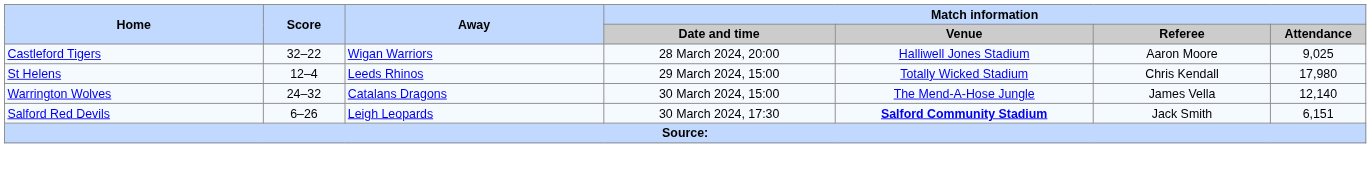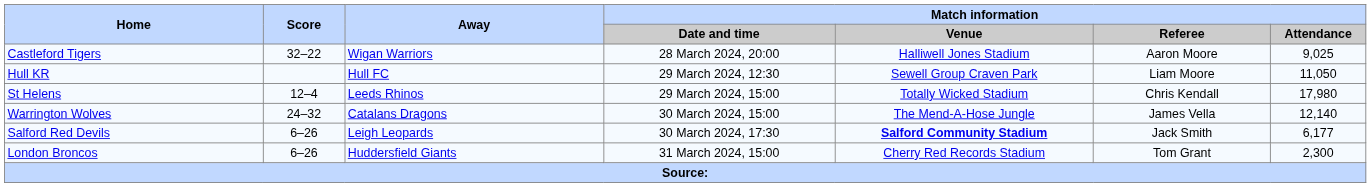+ row: (28, 74)
(1318, 113) 6,151 -> (1318, 133) 6,177
+ row: (53, 153)
